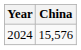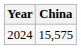(56, 34) 15,576 -> (56, 34) 15,575
